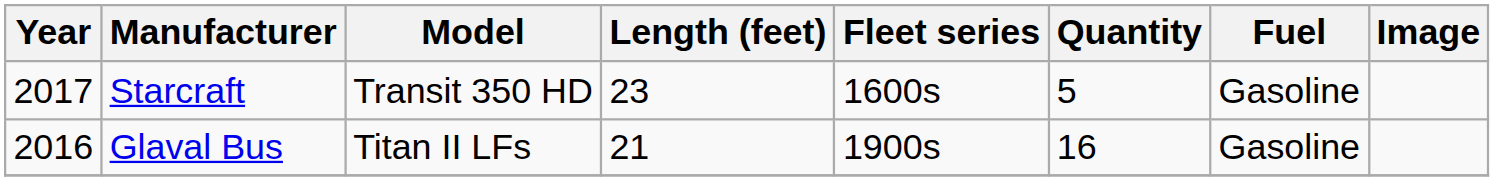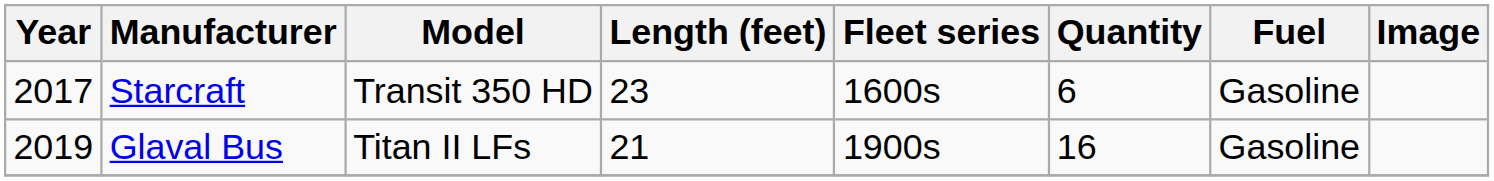(1067, 89) 5 -> (1067, 89) 6
(53, 146) 2016 -> (53, 146) 2019
